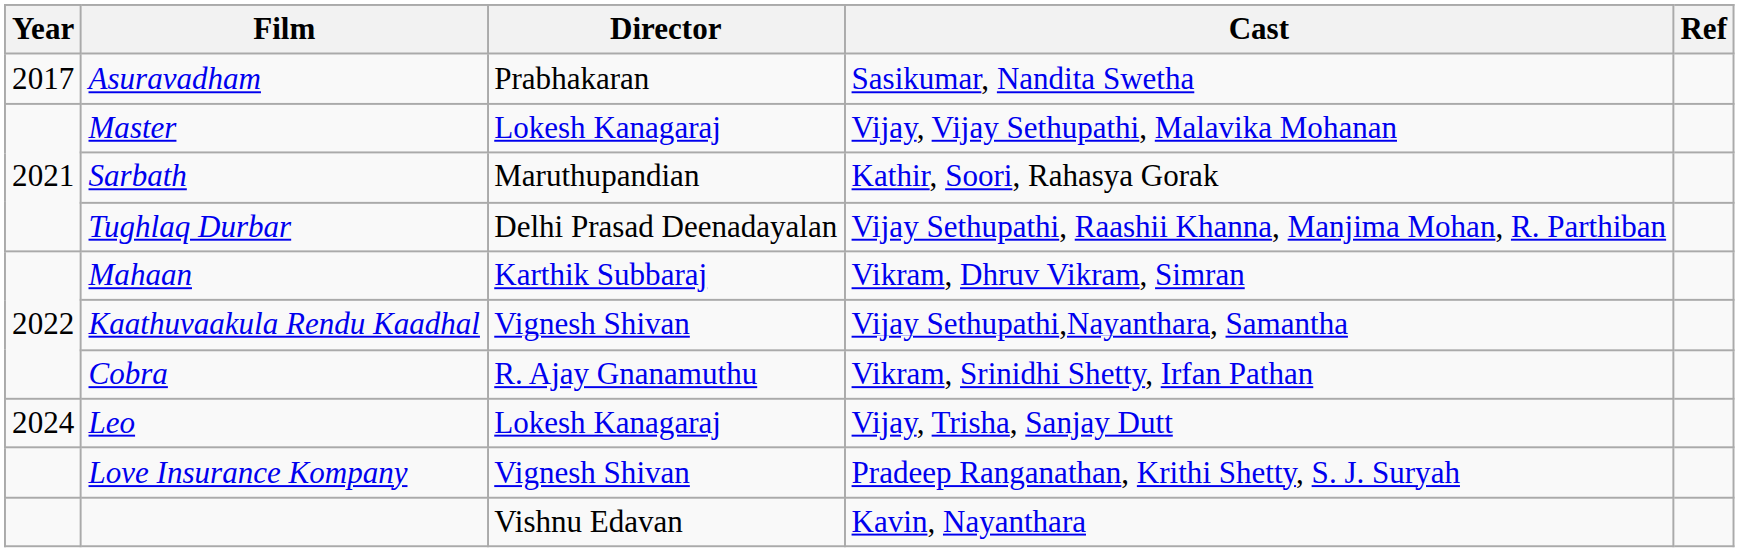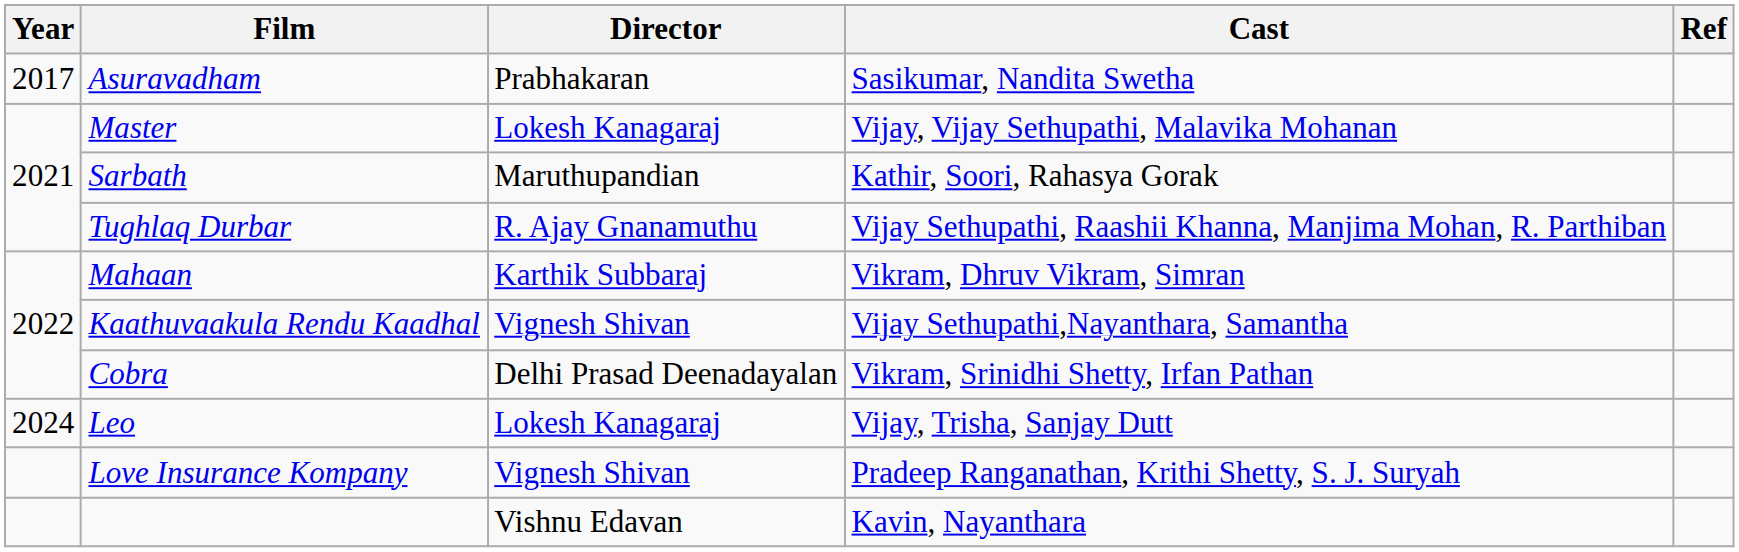(666, 226) Delhi Prasad Deenadayalan -> (626, 226) R. Ajay Gnanamuthu
(626, 373) R. Ajay Gnanamuthu -> (666, 373) Delhi Prasad Deenadayalan
